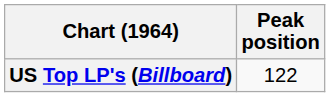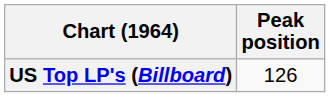(281, 75) 122 -> (281, 75) 126
